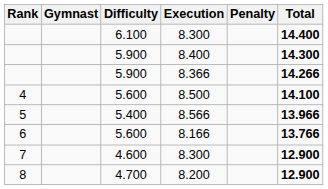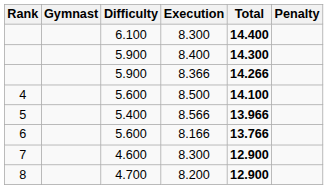columns swapped: (253, 14) <-> (300, 14)
